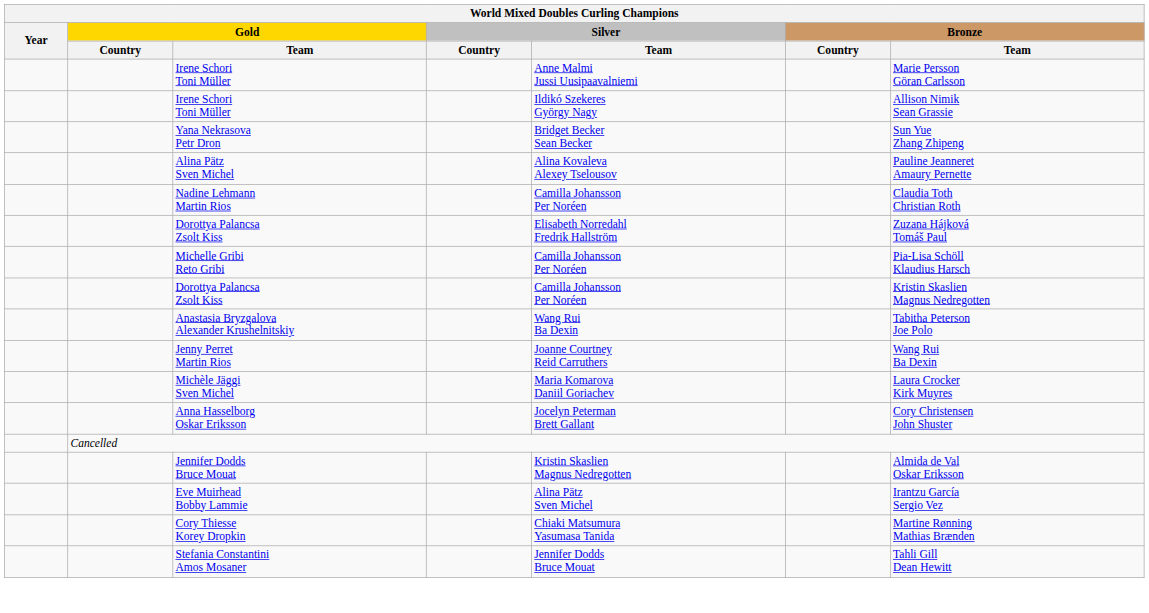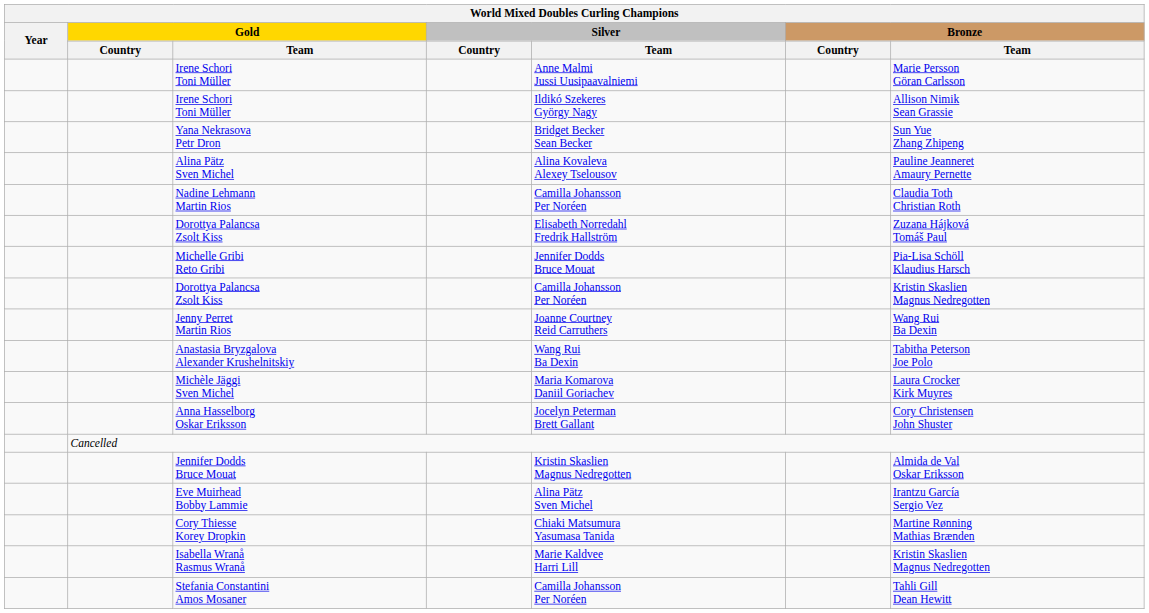(578, 262) Camilla Johansson Per Noréen -> (569, 262) Jennifer Dodds Bruce Mouat
rows swapped: (120, 325) <-> (120, 356)
+ row: (120, 562)
(569, 561) Jennifer Dodds Bruce Mouat -> (578, 592) Camilla Johansson Per Noréen
